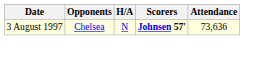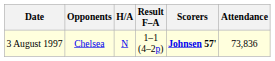+ column: (151, 17)
(214, 27) 73,636 -> (244, 43) 73,836
